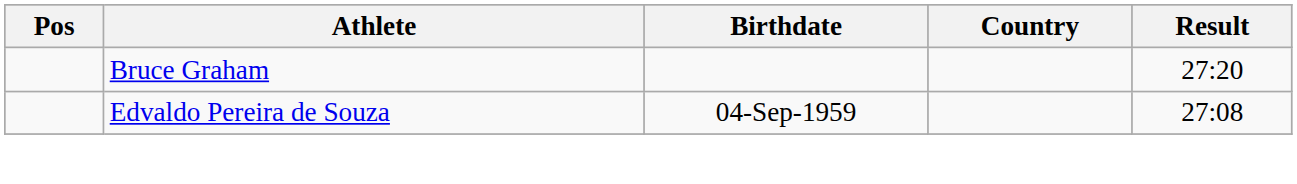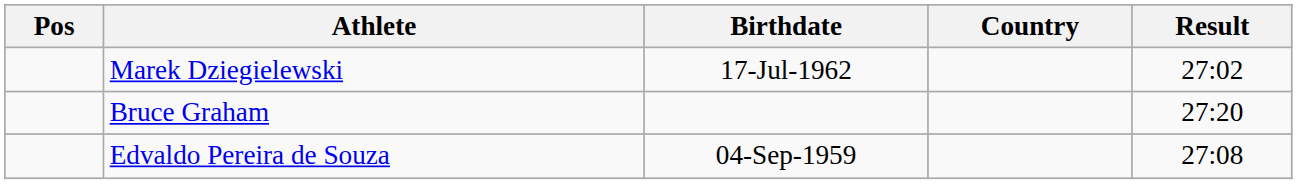+ row: (226, 69)
